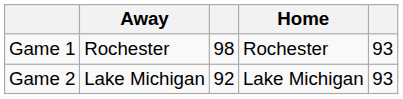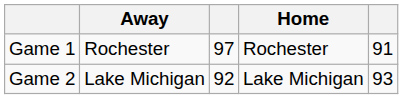(224, 49) 98 -> (224, 49) 97
(383, 49) 93 -> (383, 49) 91
